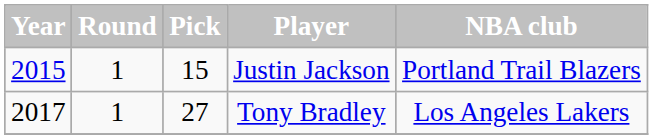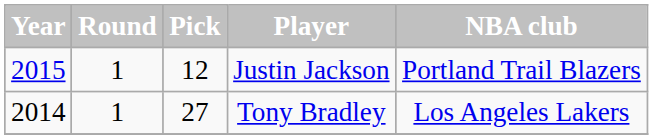(195, 69) 15 -> (195, 69) 12
(38, 112) 2017 -> (38, 112) 2014
